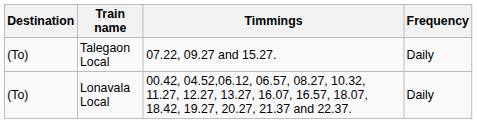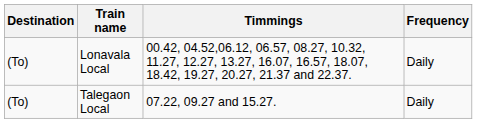rows swapped: (105, 94) <-> (105, 54)
